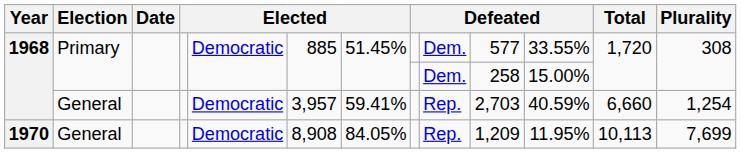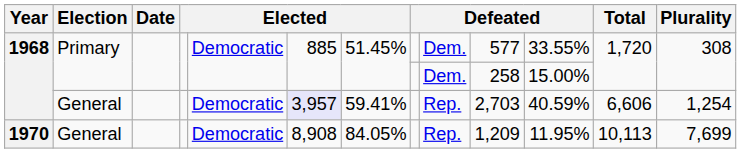(314, 104) no background -> (314, 104) lavender background
(629, 104) 6,660 -> (629, 104) 6,606
